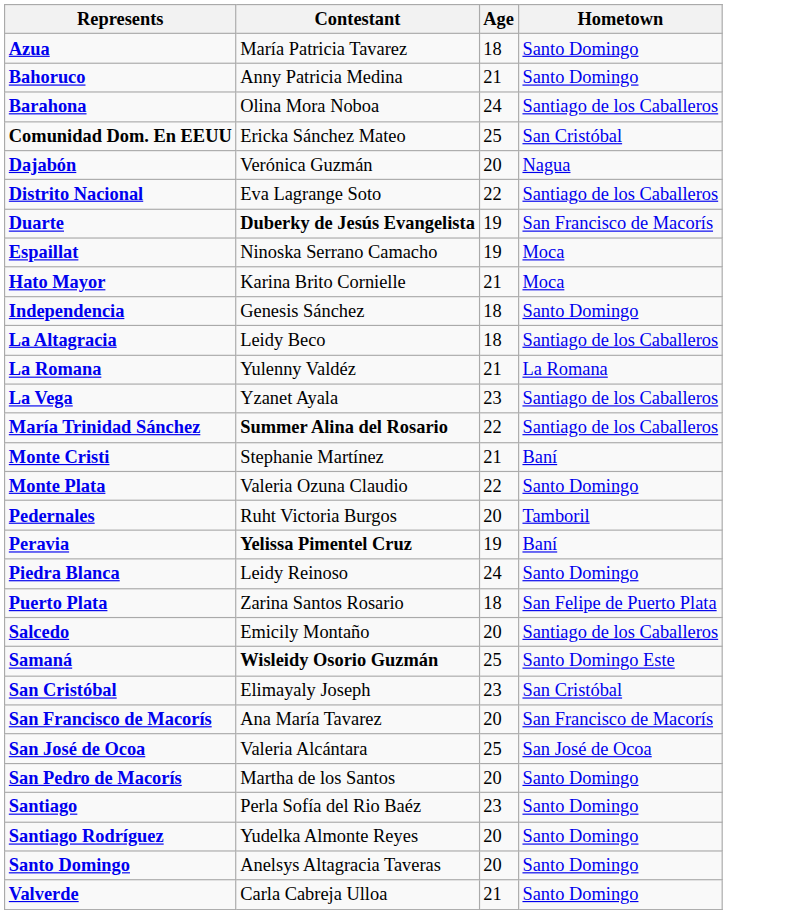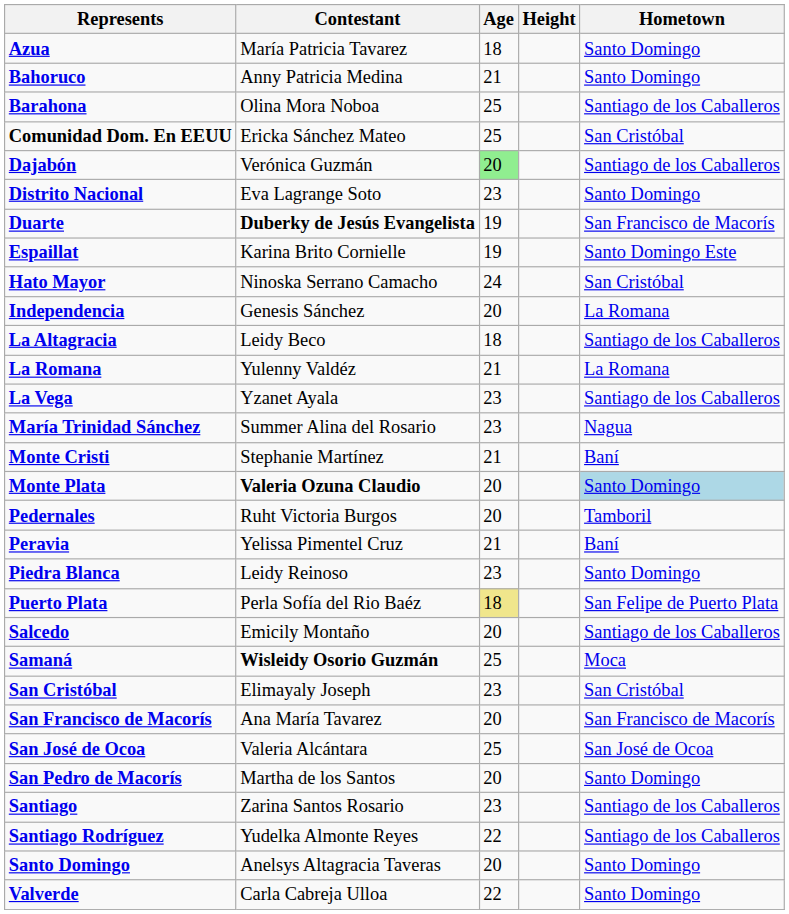+ column: (549, 19)
(493, 106) 24 -> (493, 106) 25
(493, 164) no background -> (493, 164) lightgreen background
(546, 164) Nagua -> (682, 164) Santiago de los Caballeros
(493, 194) 22 -> (493, 194) 23
(620, 194) Santiago de los Caballeros -> (642, 194) Santo Domingo
(339, 252) Ninoska Serrano Camacho -> (323, 252) Karina Brito Cornielle
(543, 252) Moca -> (660, 252) Santo Domingo Este
(323, 281) Karina Brito Cornielle -> (339, 281) Ninoska Serrano Camacho
(493, 281) 21 -> (493, 281) 24
(543, 281) Moca -> (634, 281) San Cristóbal
(493, 310) 18 -> (493, 310) 20
(580, 310) Santo Domingo -> (627, 310) La Romana
(344, 427) bold -> (338, 427) normal
(493, 427) 22 -> (493, 427) 23
(620, 427) Santiago de los Caballeros -> (608, 427) Nagua
(324, 485) normal -> (330, 485) bold
(493, 485) 22 -> (493, 485) 20
(580, 485) no background -> (642, 485) lightblue background
(326, 544) bold -> (322, 544) normal
(493, 544) 19 -> (493, 544) 21
(493, 573) 24 -> (493, 573) 23
(322, 602) Zarina Santos Rosario -> (331, 602) Perla Sofía del Rio Baéz
(493, 602) no background -> (493, 602) khaki background
(599, 661) Santo Domingo Este -> (605, 661) Moca
(331, 806) Perla Sofía del Rio Baéz -> (322, 806) Zarina Santos Rosario
(580, 806) Santo Domingo -> (682, 806) Santiago de los Caballeros
(493, 836) 20 -> (493, 836) 22
(580, 836) Santo Domingo -> (682, 836) Santiago de los Caballeros
(493, 894) 21 -> (493, 894) 22
